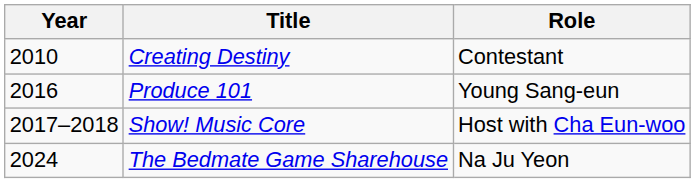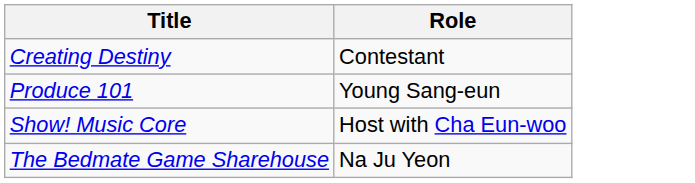- column: (64, 21)
